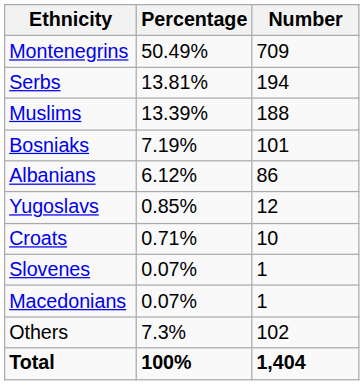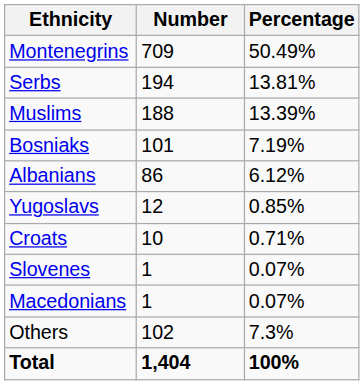columns swapped: (306, 20) <-> (194, 20)
